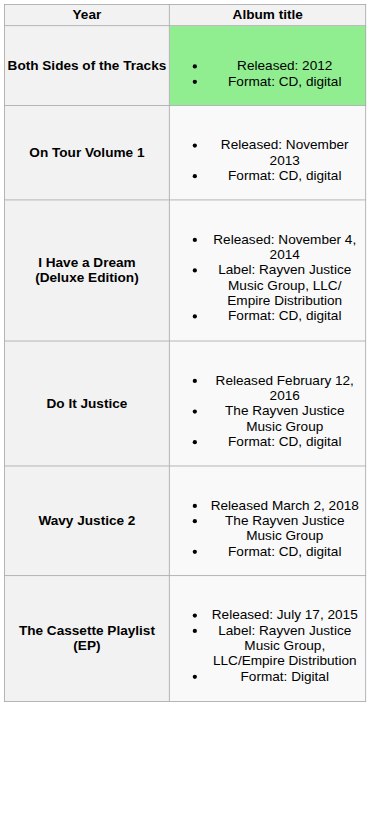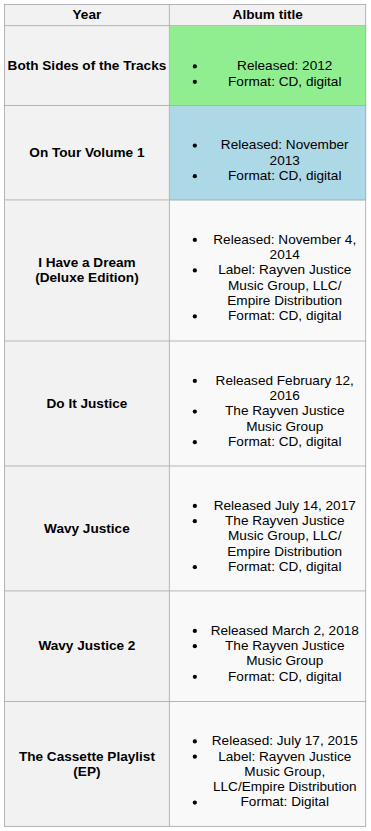(268, 160) no background -> (268, 160) lightblue background
+ row: (87, 528)
